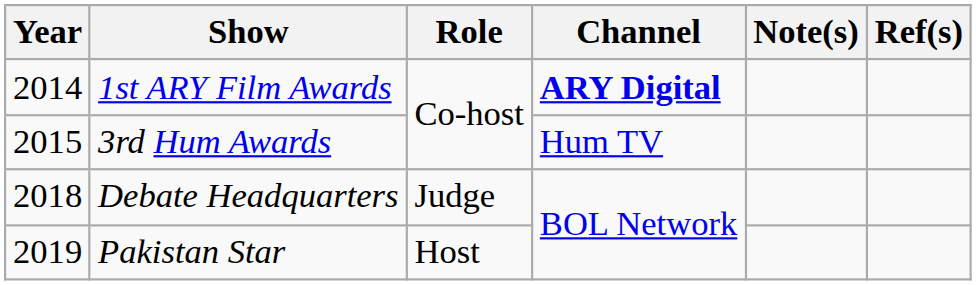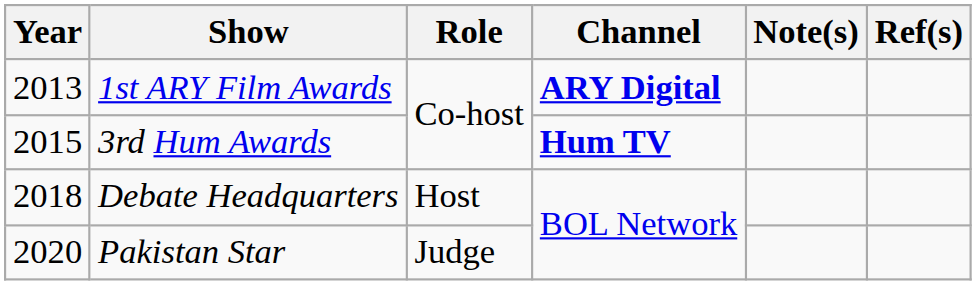(48, 86) 2014 -> (48, 86) 2013
(601, 141) normal -> (605, 141) bold
(455, 196) Judge -> (447, 196) Host
(48, 251) 2019 -> (48, 251) 2020
(447, 251) Host -> (455, 251) Judge
